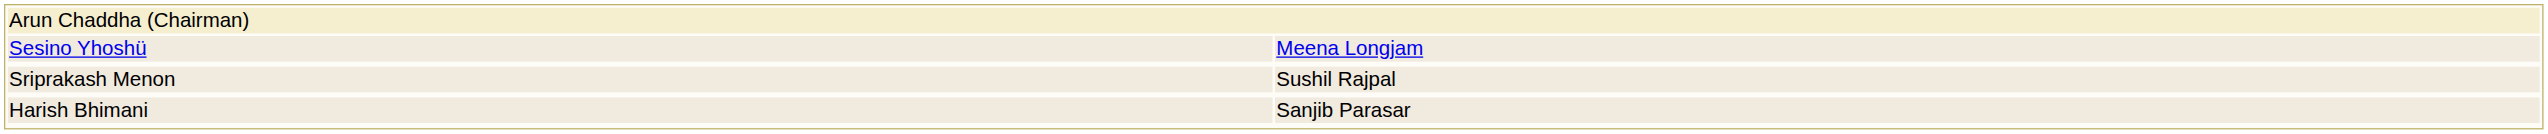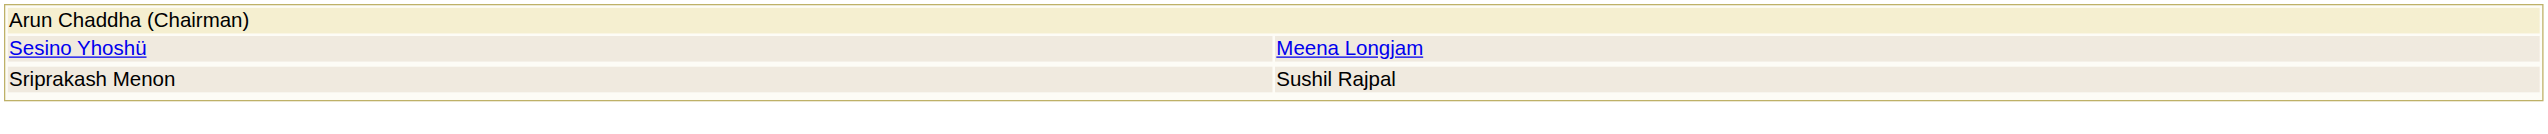- row: (79, 110)
